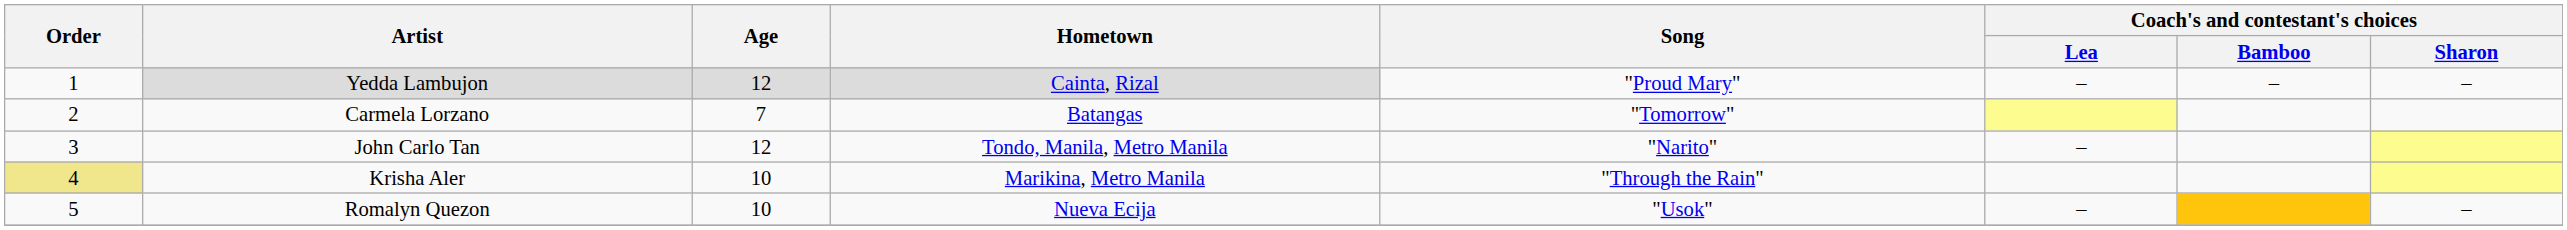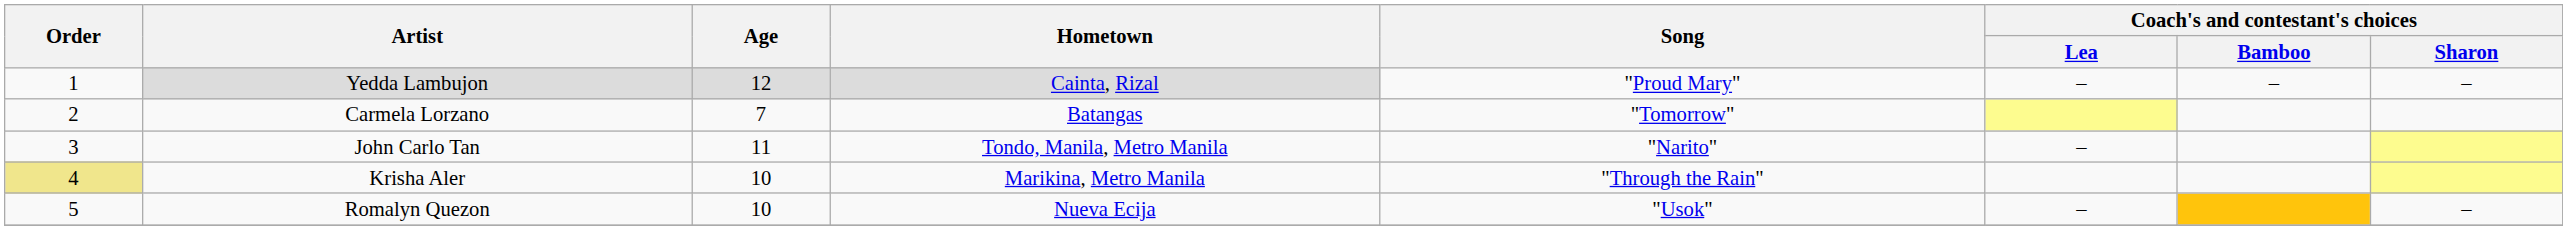(761, 146) 12 -> (761, 146) 11
